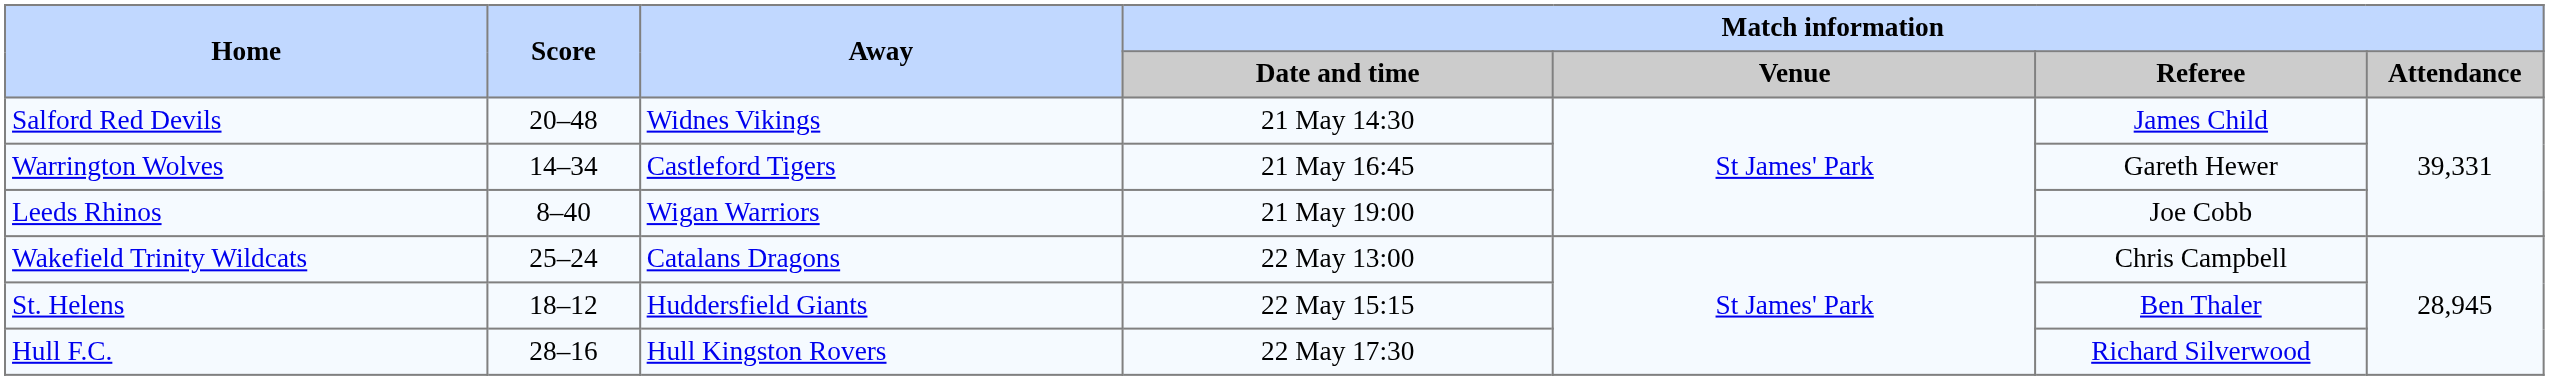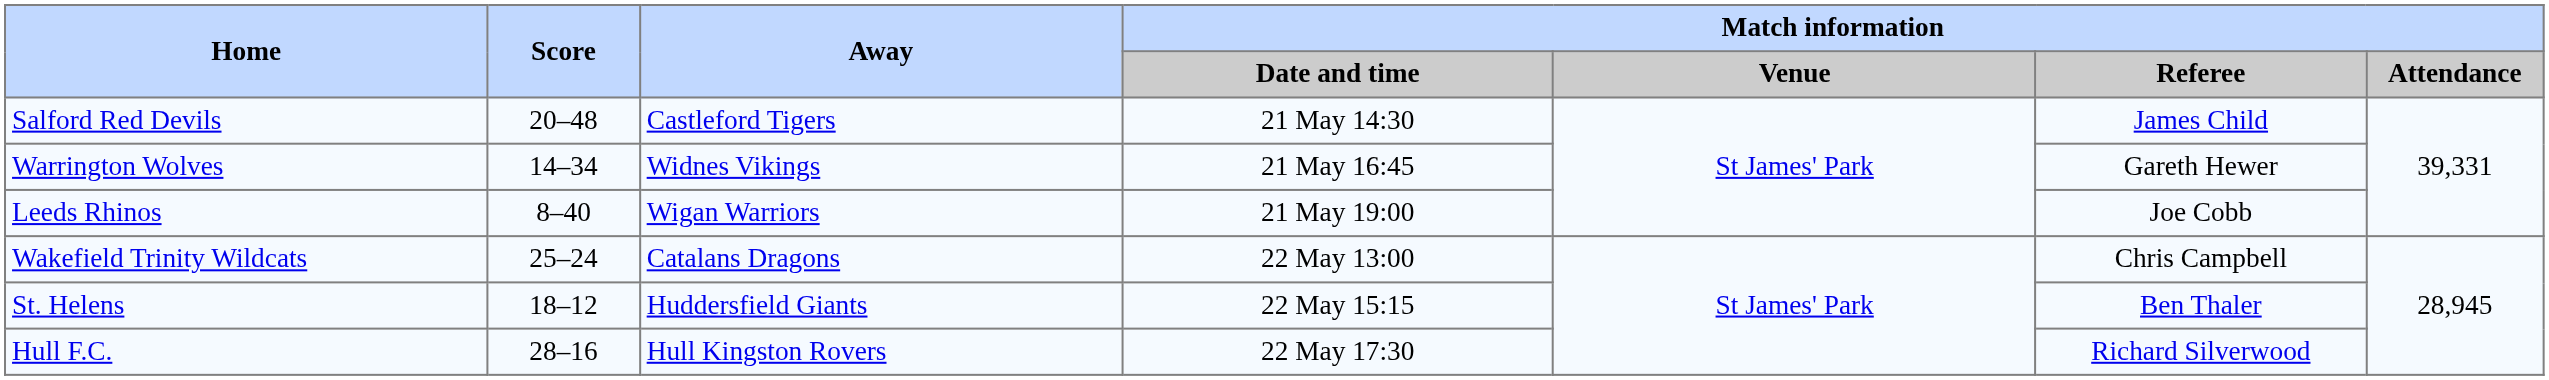(733, 120) Widnes Vikings -> (741, 120) Castleford Tigers
(741, 166) Castleford Tigers -> (733, 166) Widnes Vikings
